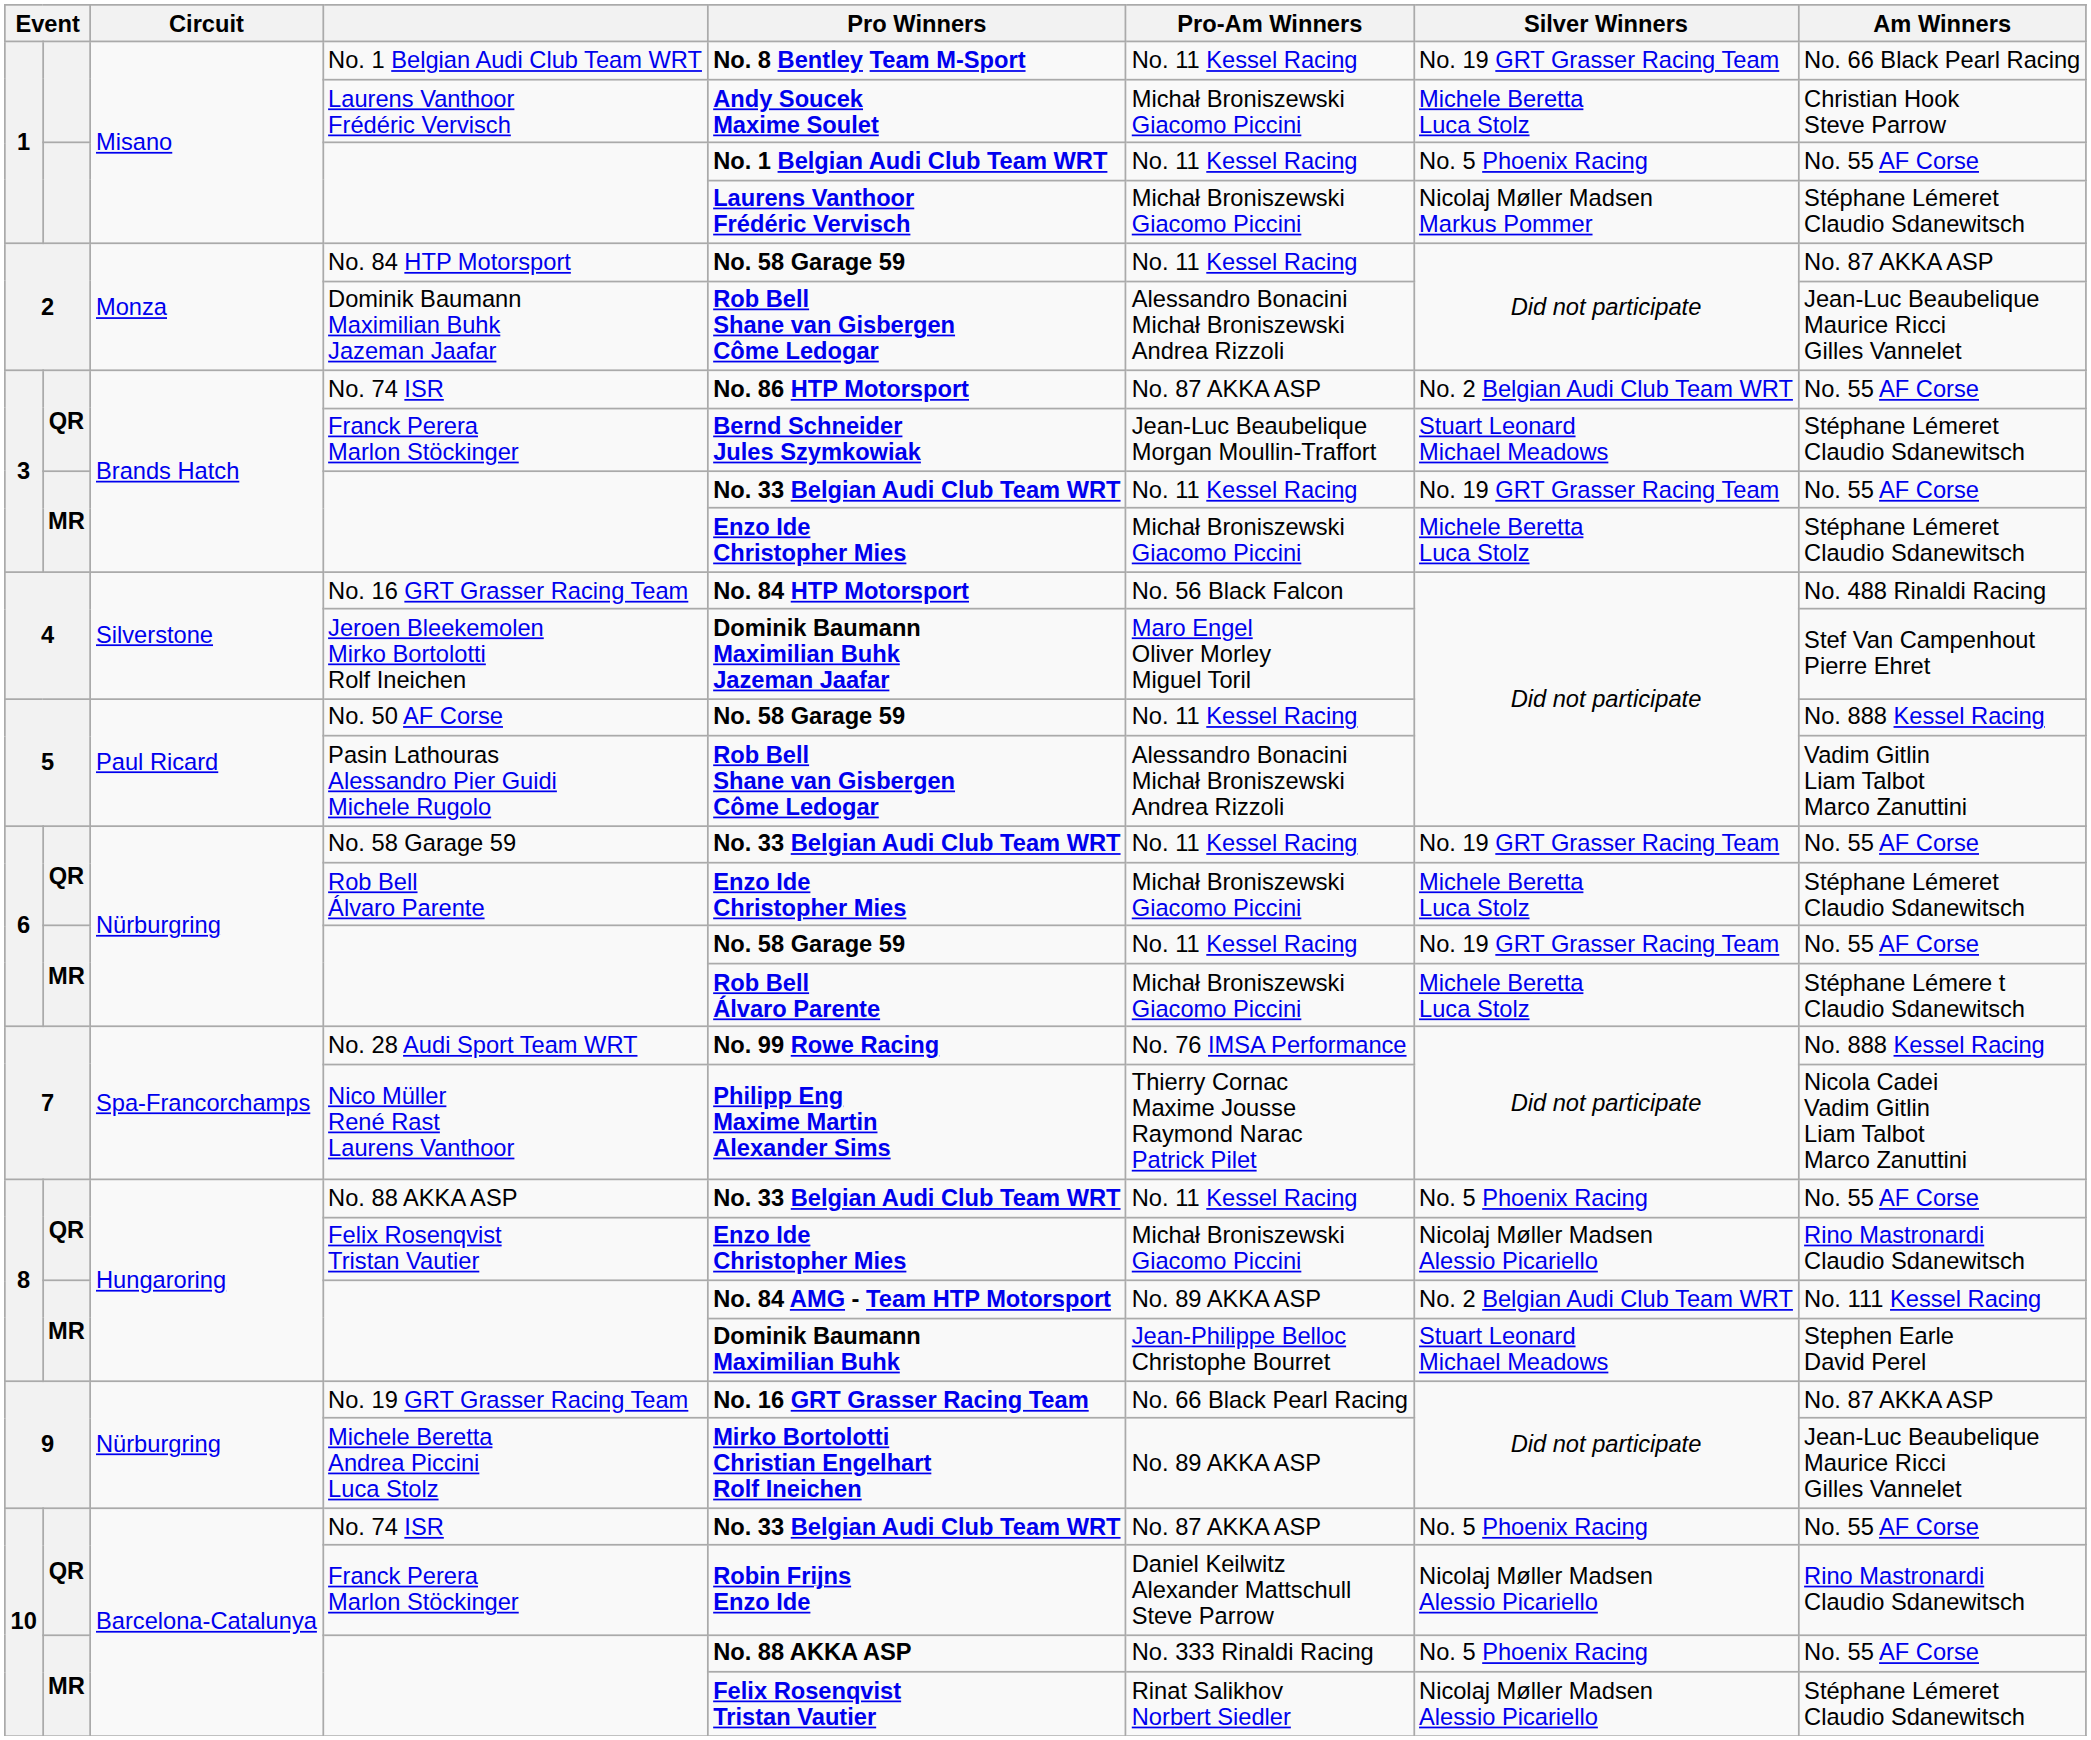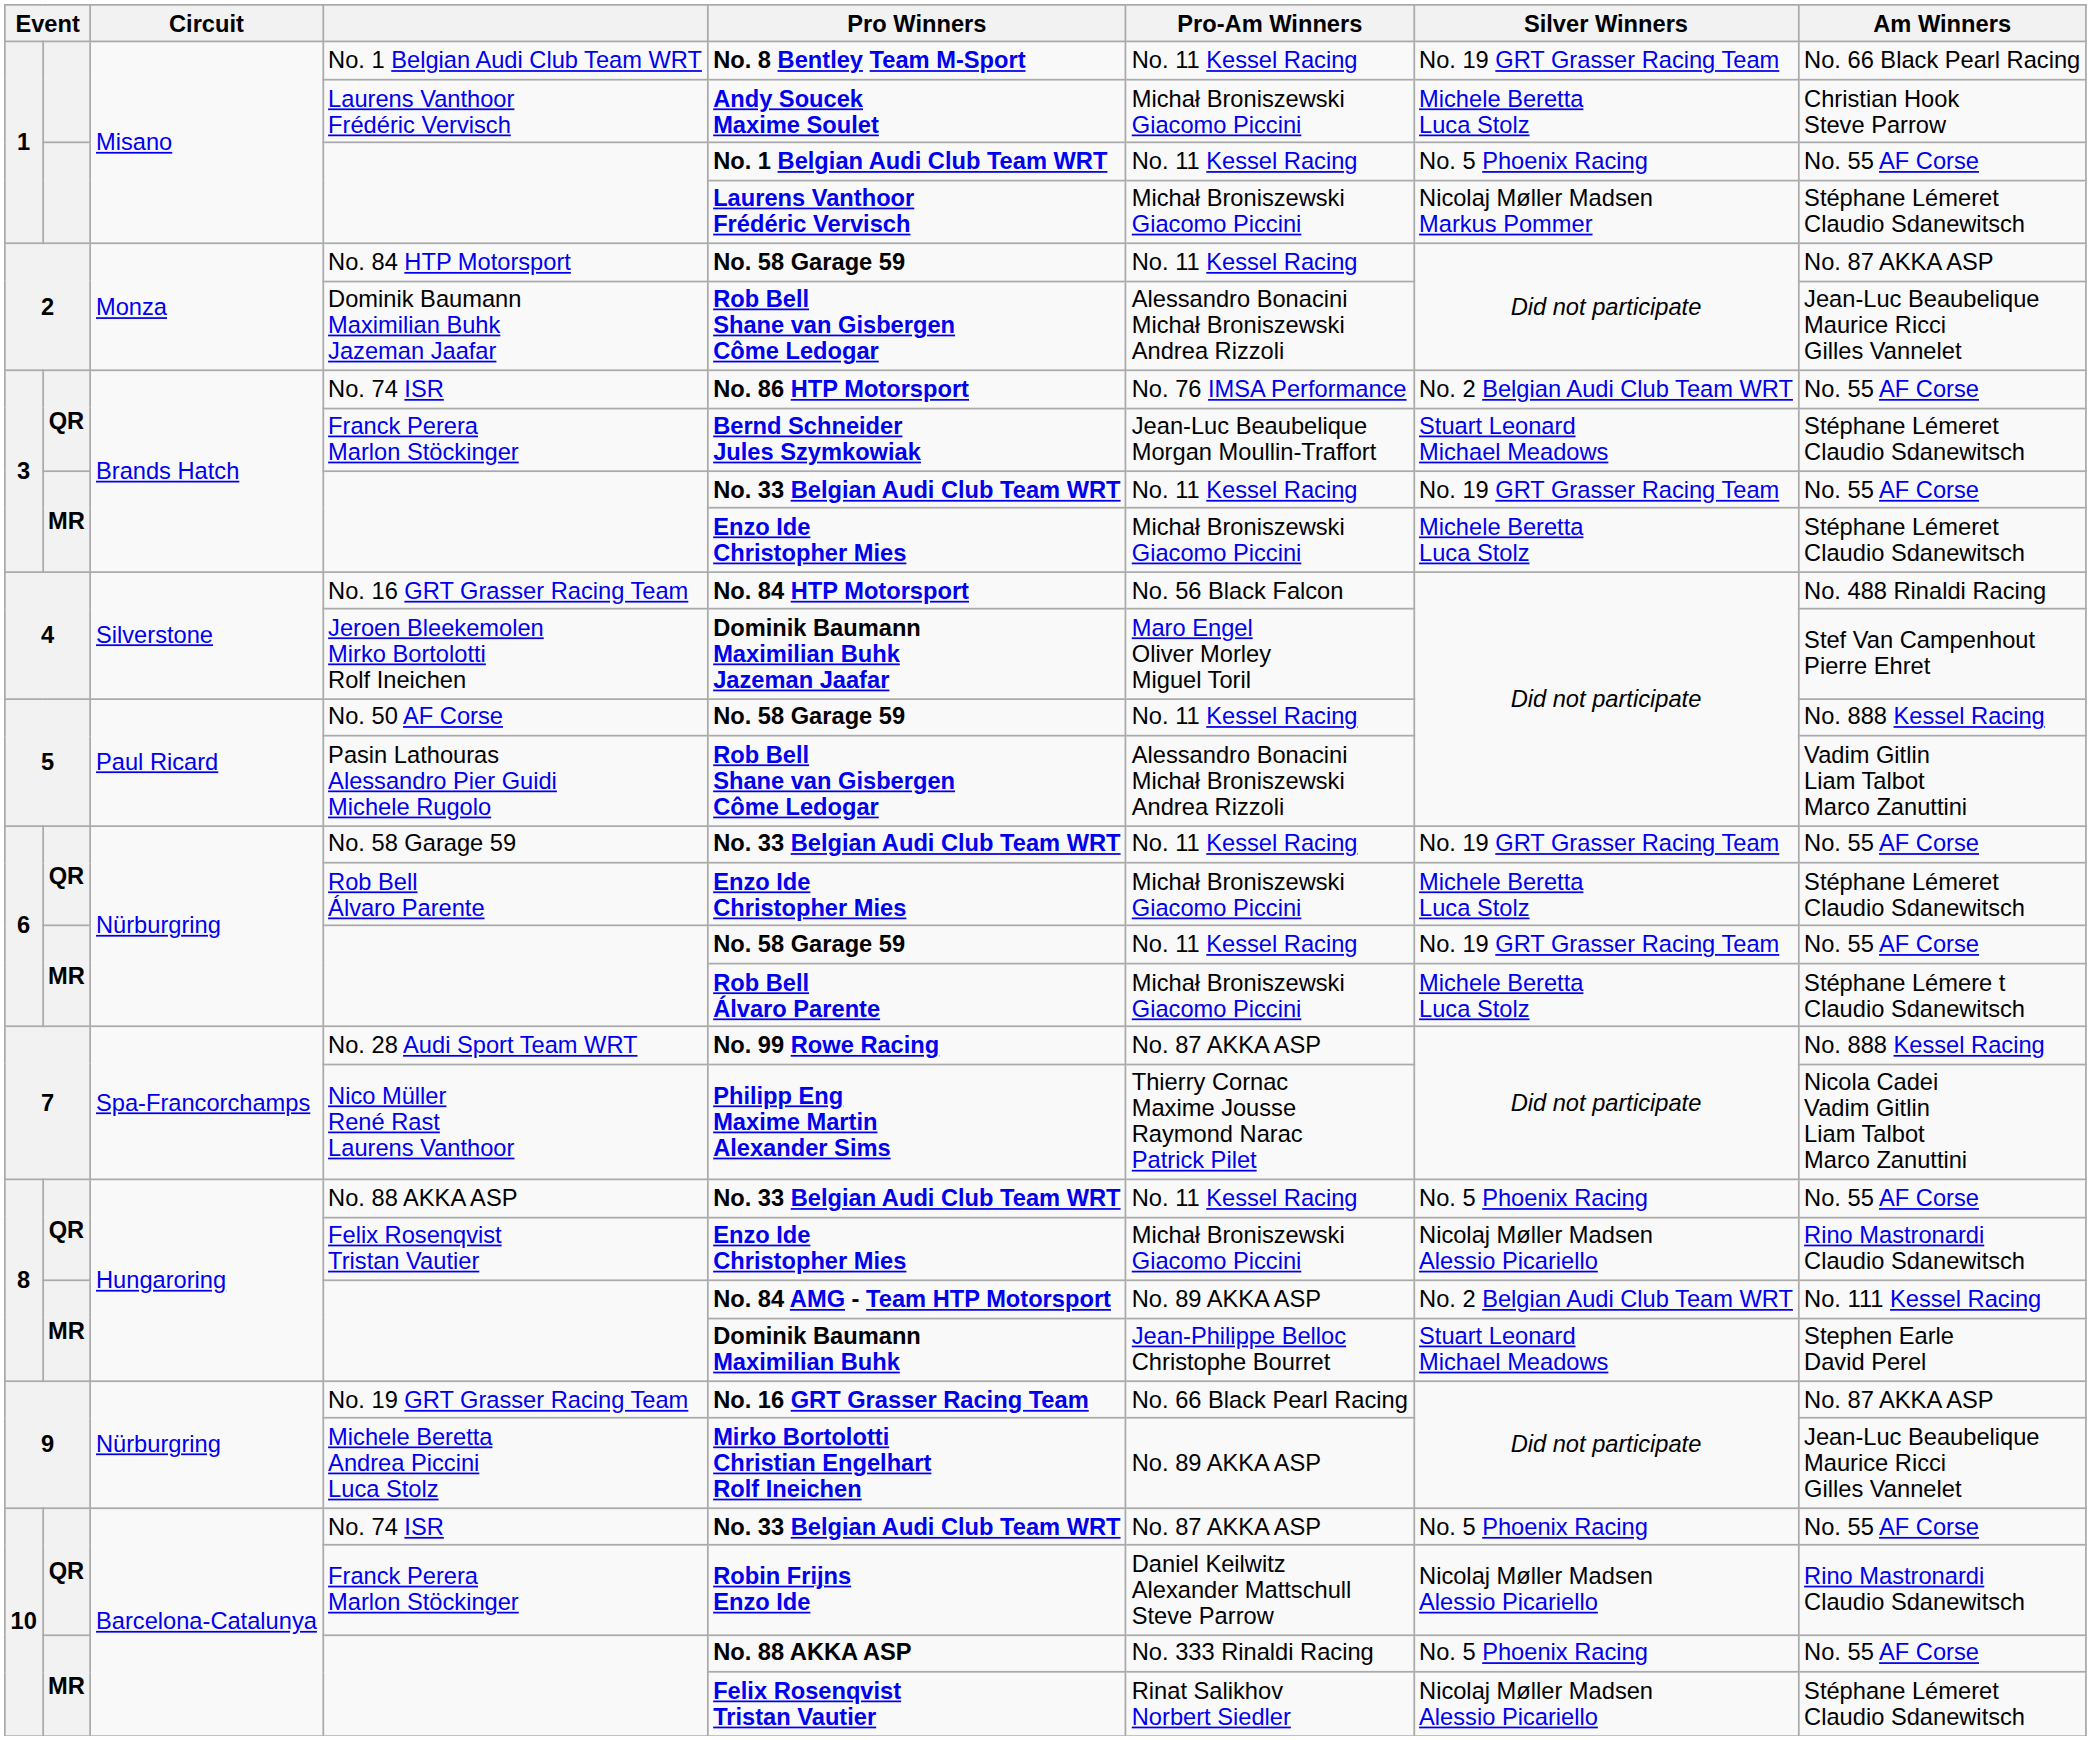(1226, 389) No. 87 AKKA ASP -> (1269, 389) No. 76 IMSA Performance
(1269, 1045) No. 76 IMSA Performance -> (1226, 1045) No. 87 AKKA ASP
